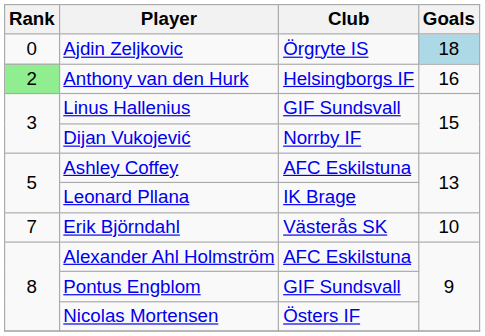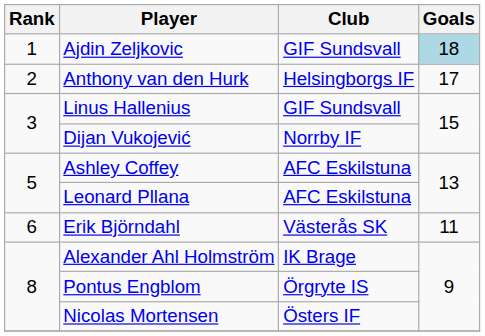(32, 49) 0 -> (32, 49) 1
(326, 49) Örgryte IS -> (342, 49) GIF Sundsvall
(32, 78) lightgreen background -> (32, 78) no background
(449, 78) 16 -> (449, 78) 17
(320, 197) IK Brage -> (347, 197) AFC Eskilstuna
(32, 227) 7 -> (32, 227) 6
(449, 227) 10 -> (449, 227) 11
(347, 256) AFC Eskilstuna -> (320, 256) IK Brage
(342, 286) GIF Sundsvall -> (326, 286) Örgryte IS
